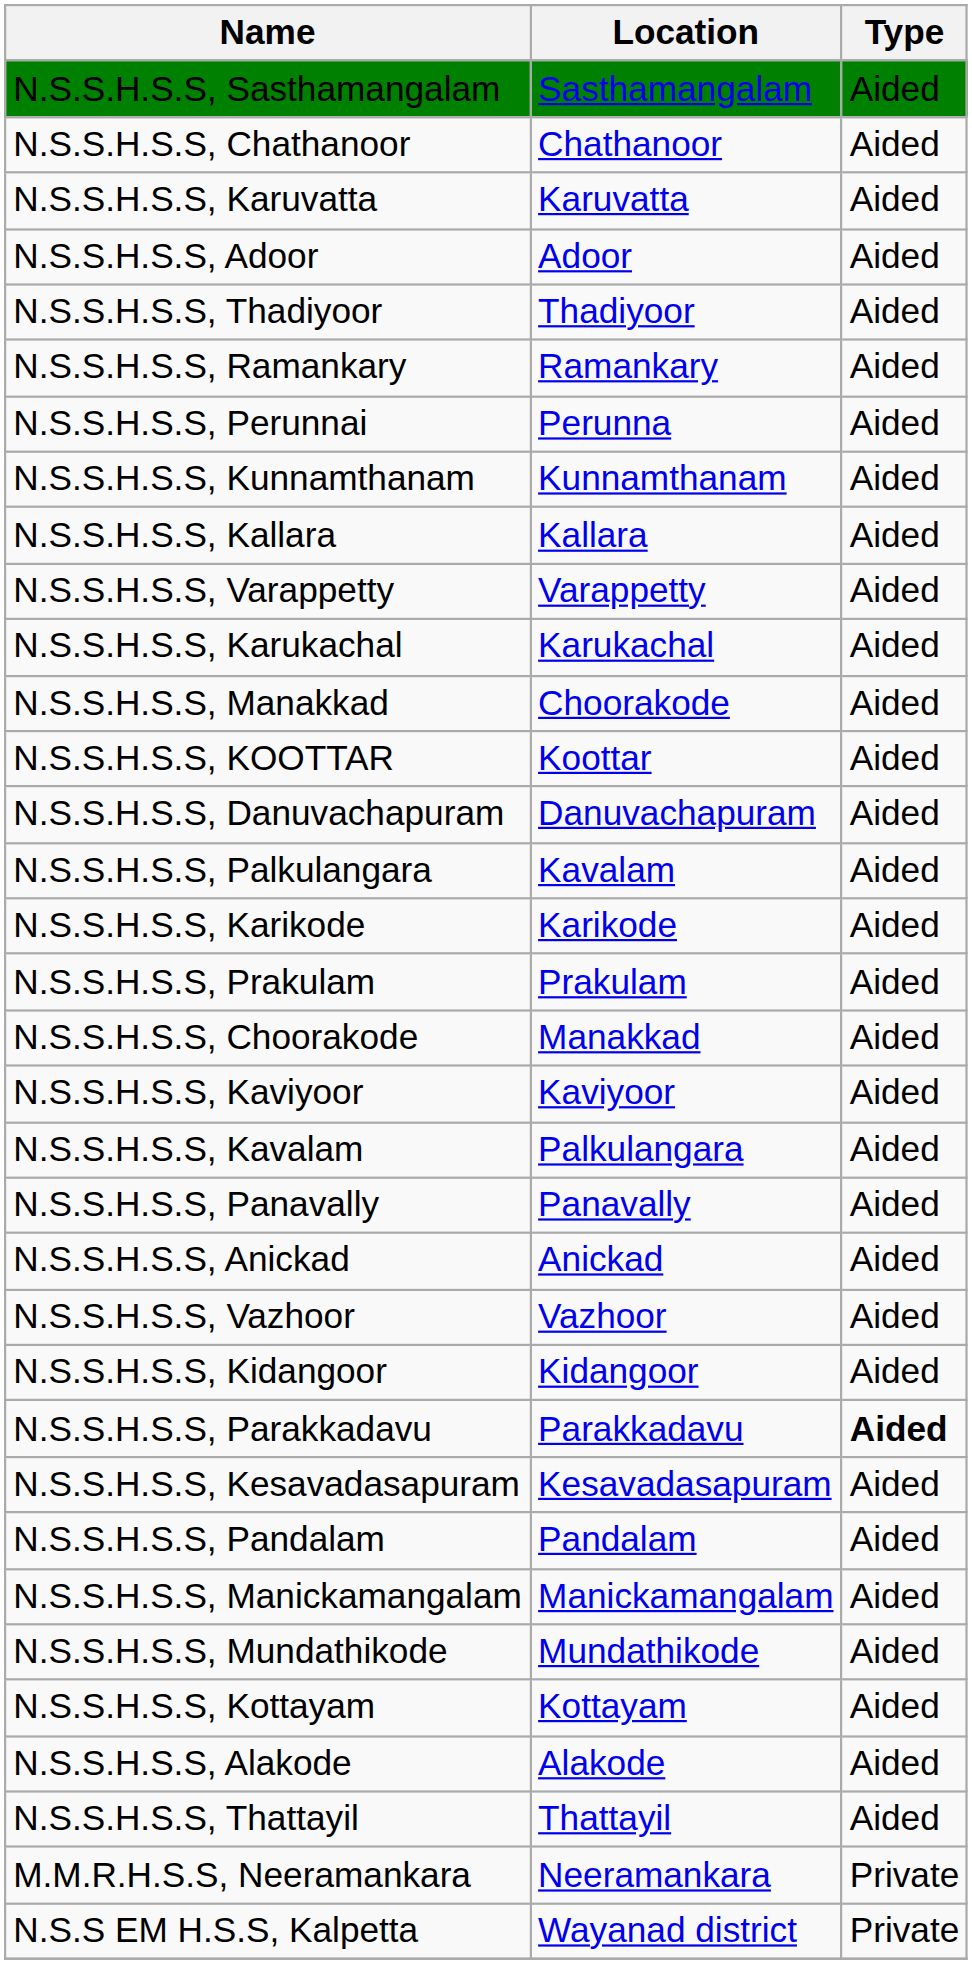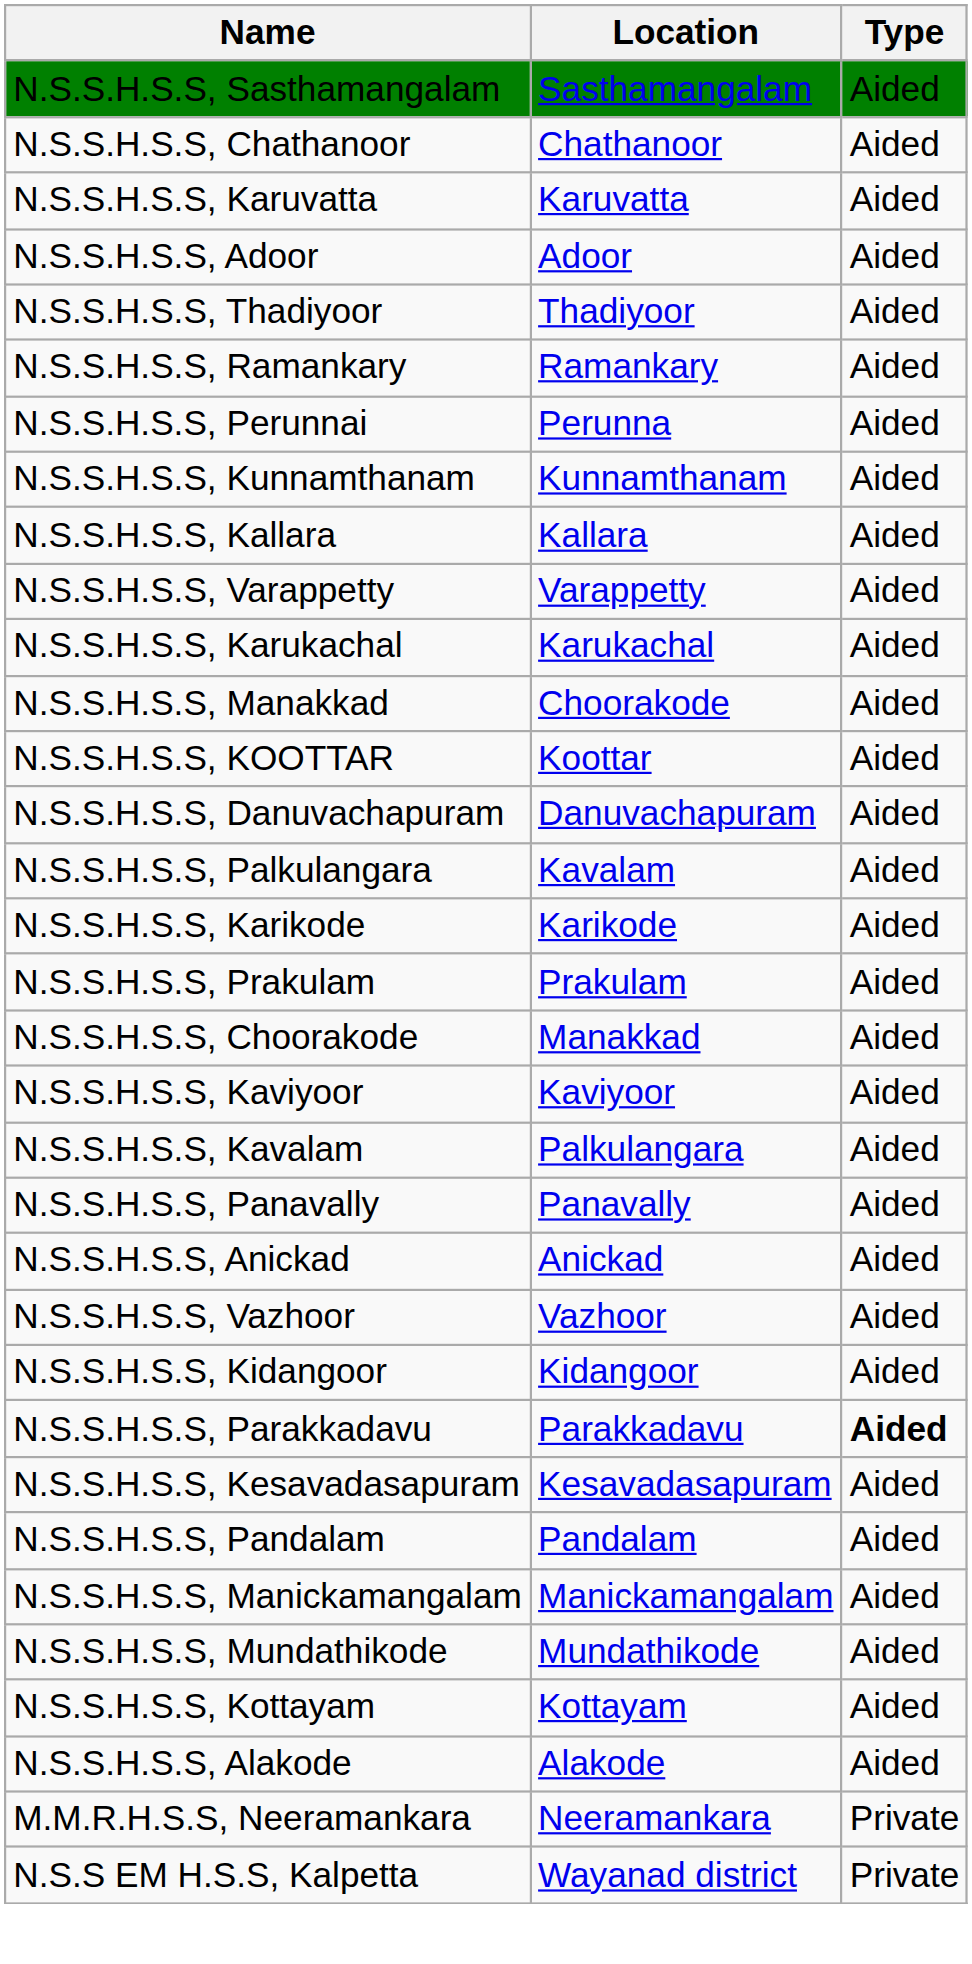- row: (186, 1818)
